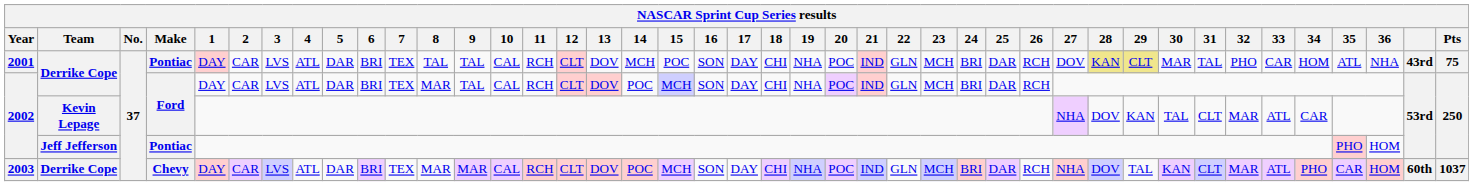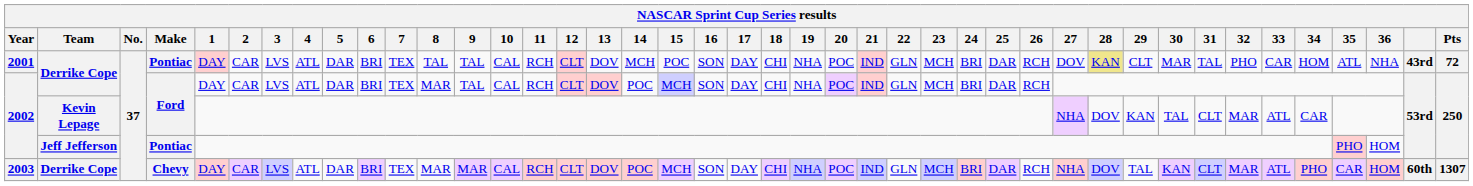(1141, 61) khaki background -> (1141, 61) no background
(1452, 61) 75 -> (1452, 61) 72
(1452, 169) 1037 -> (1452, 169) 1307
